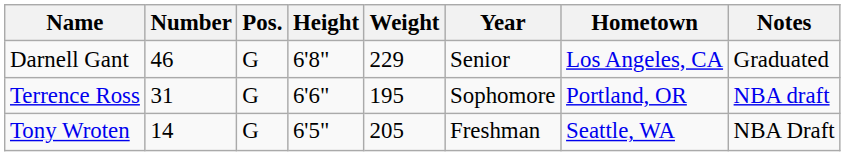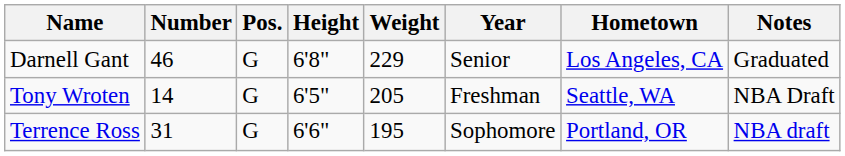rows swapped: (75, 95) <-> (70, 131)
